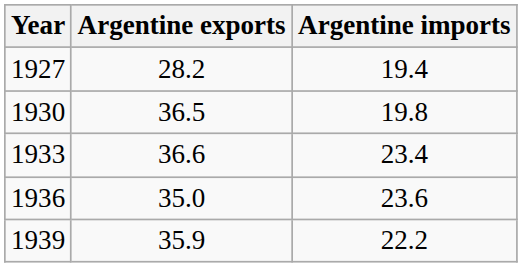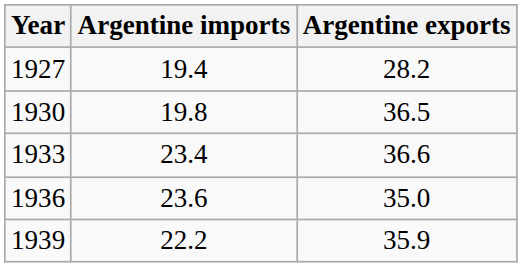columns swapped: (404, 25) <-> (182, 25)
